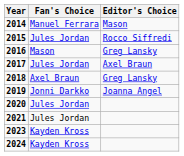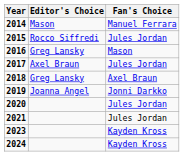columns swapped: (64, 11) <-> (140, 11)
